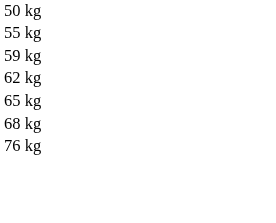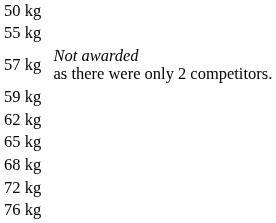+ row: (23, 64)
+ row: (23, 187)
